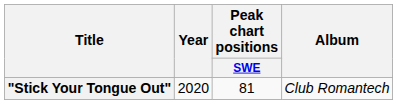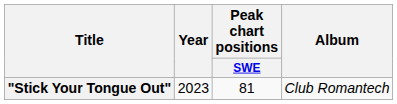(193, 88) 2020 -> (193, 88) 2023
